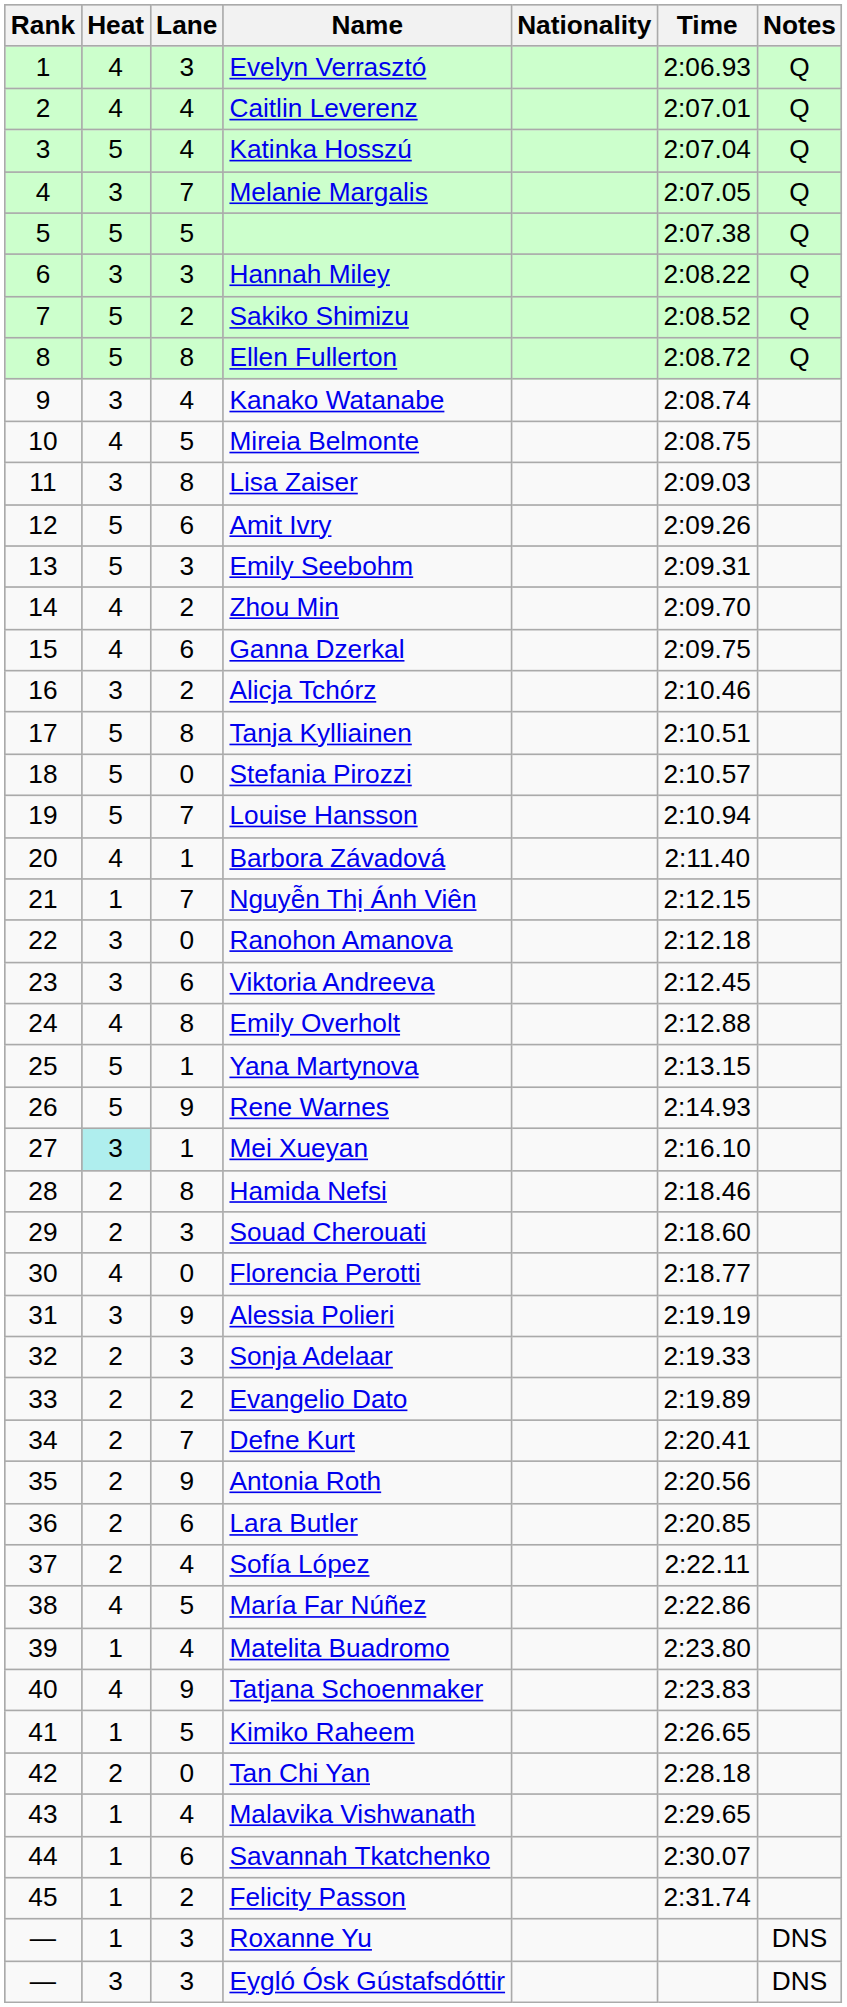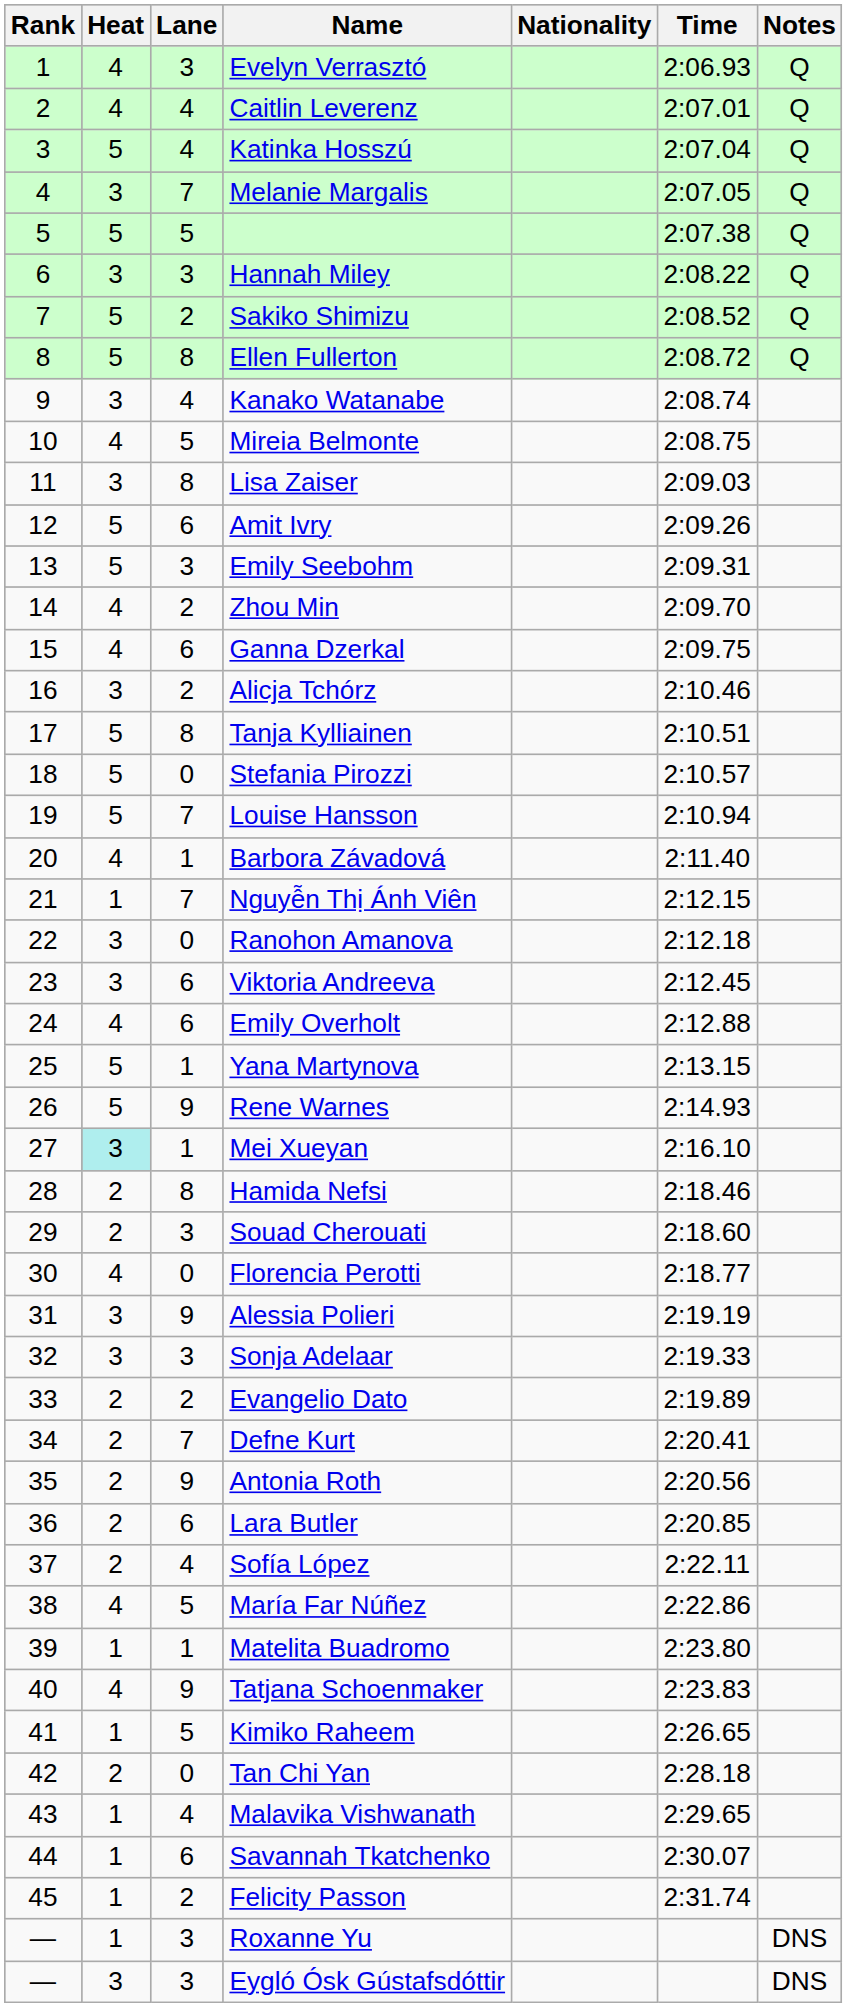(187, 1024) 8 -> (187, 1024) 6
(116, 1356) 2 -> (116, 1356) 3
(187, 1648) 4 -> (187, 1648) 1
